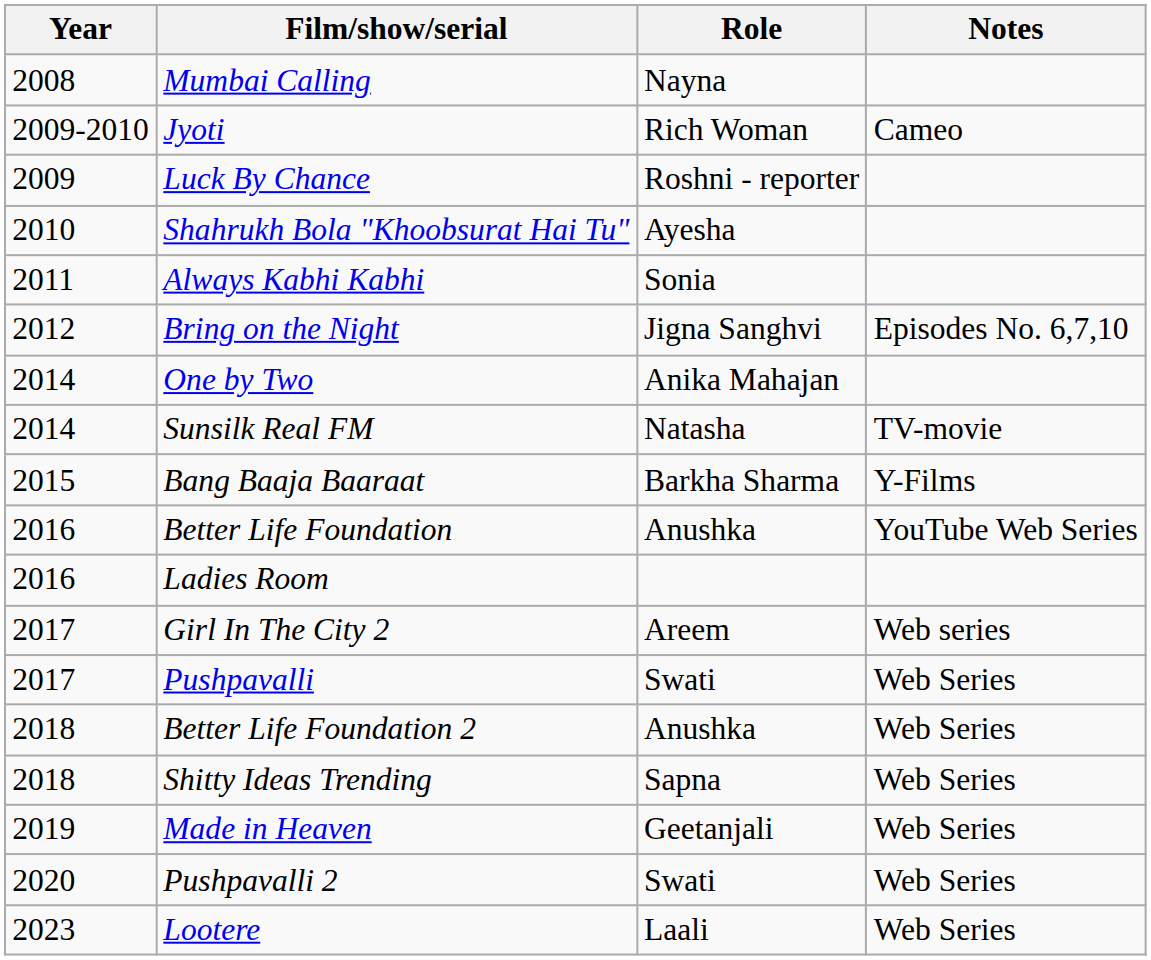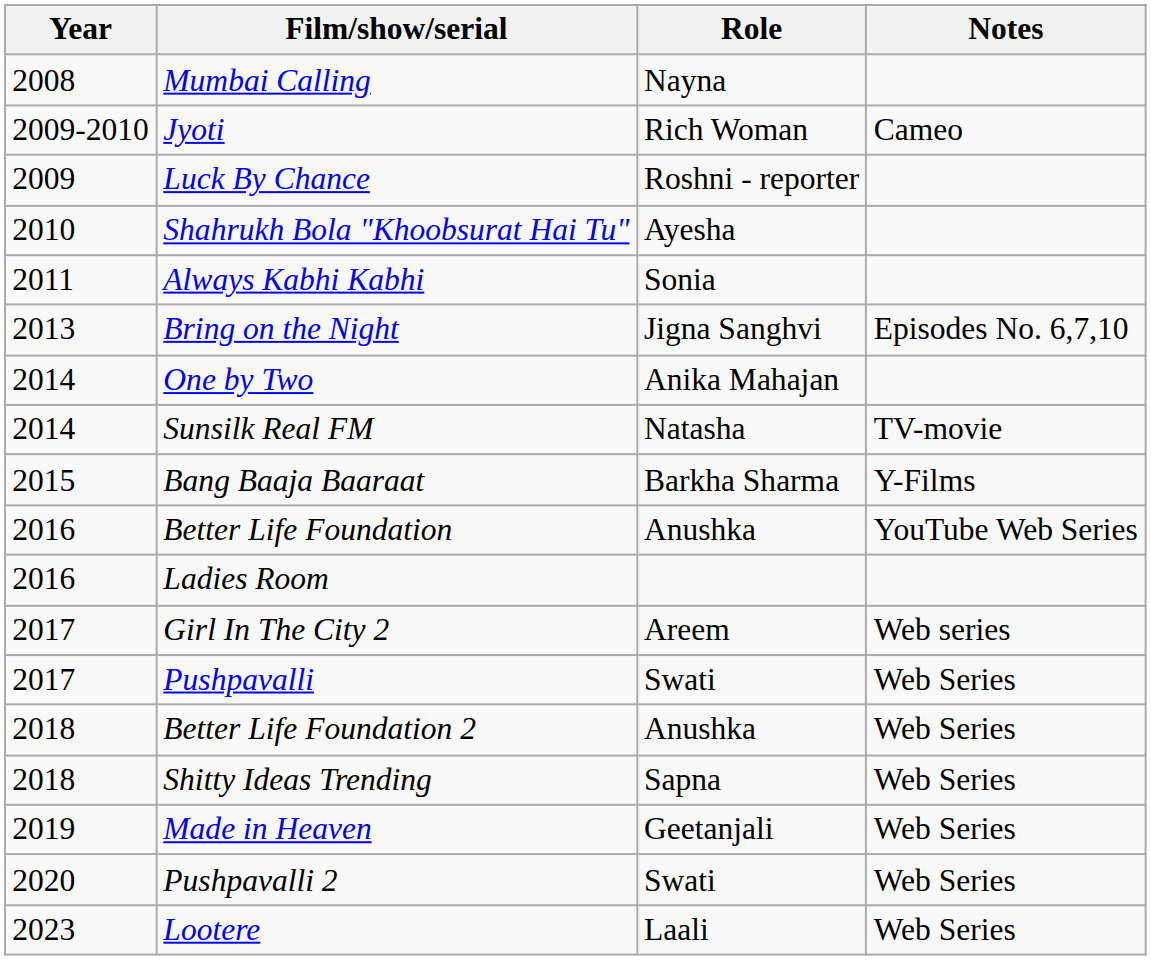(44, 329) 2012 -> (44, 329) 2013
